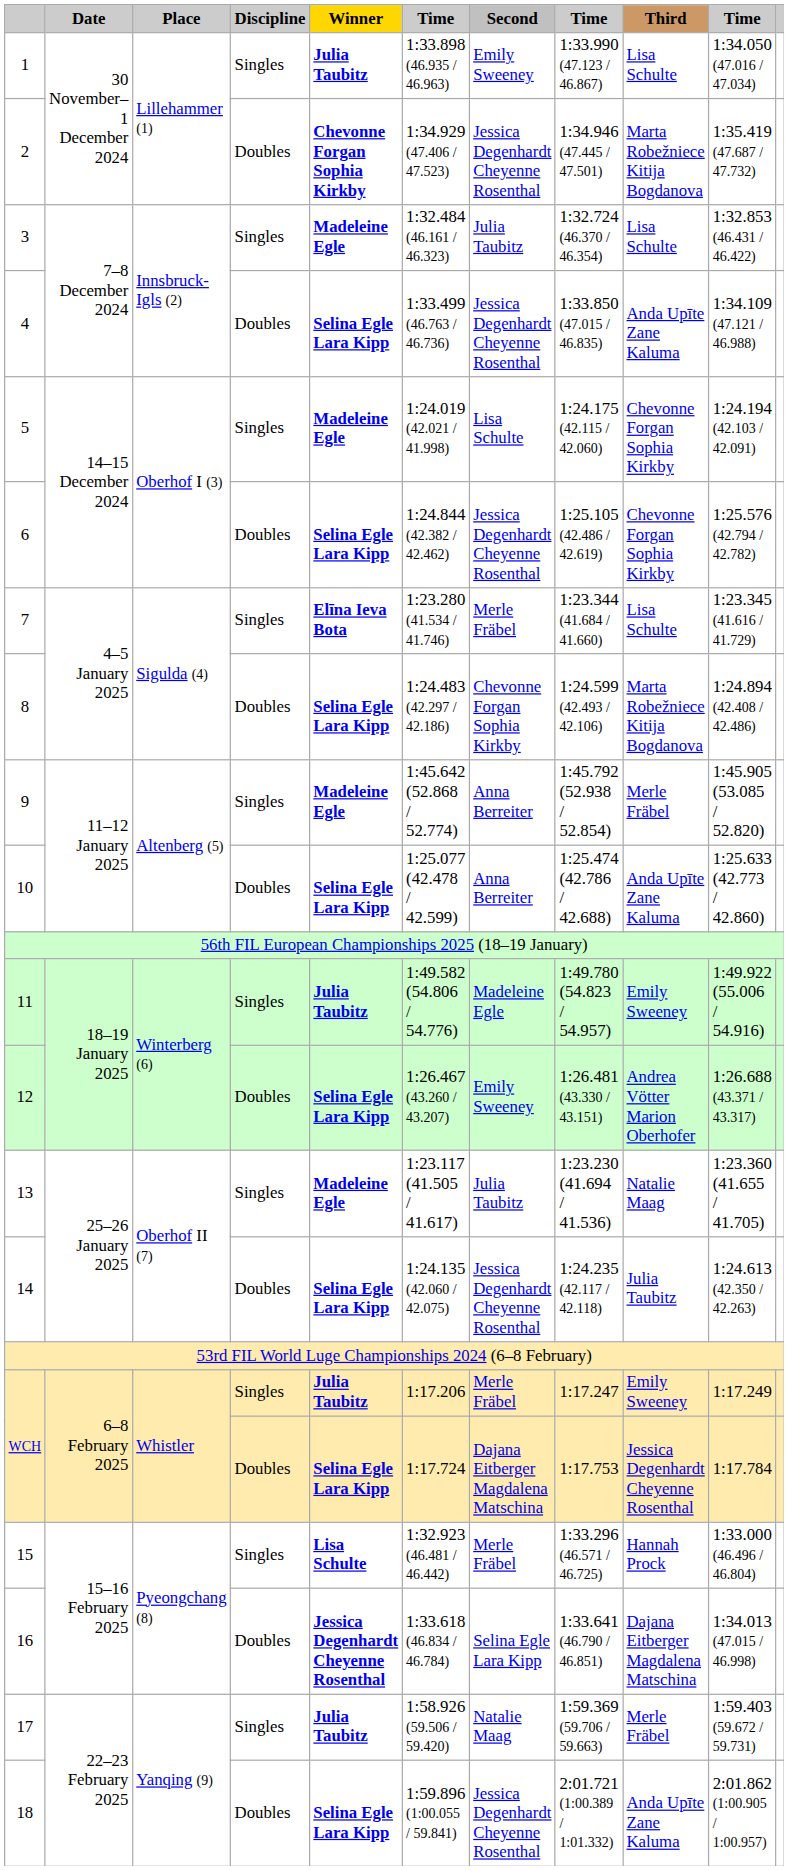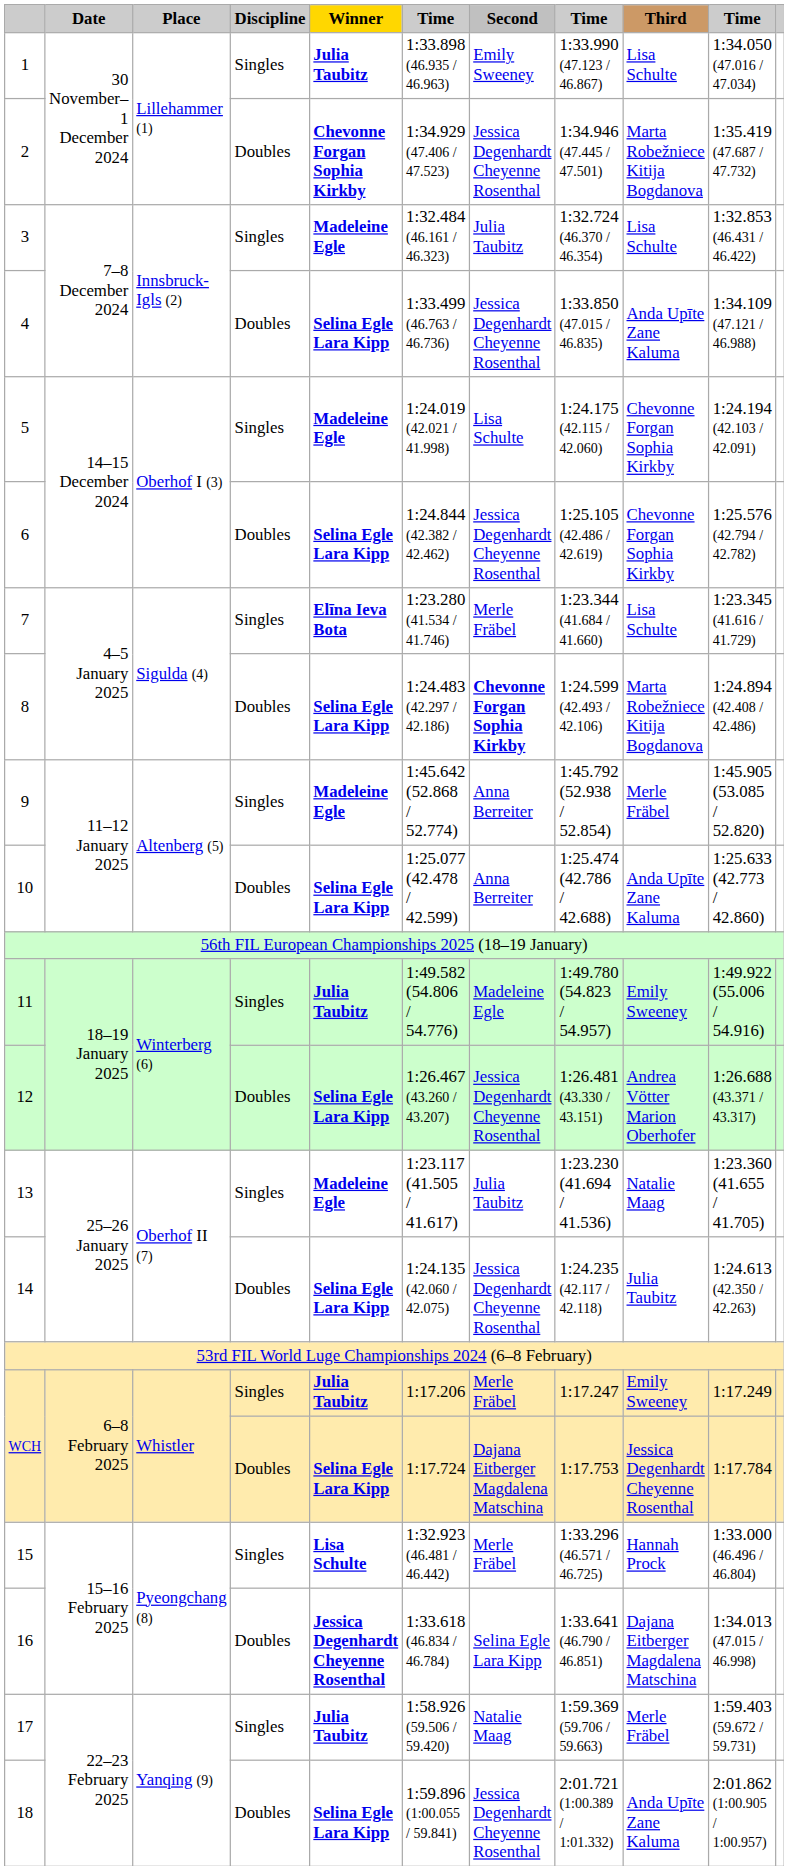(507, 715) normal -> (509, 715) bold
(503, 1097) Emily Sweeney -> (512, 1106) Jessica Degenhardt Cheyenne Rosenthal
